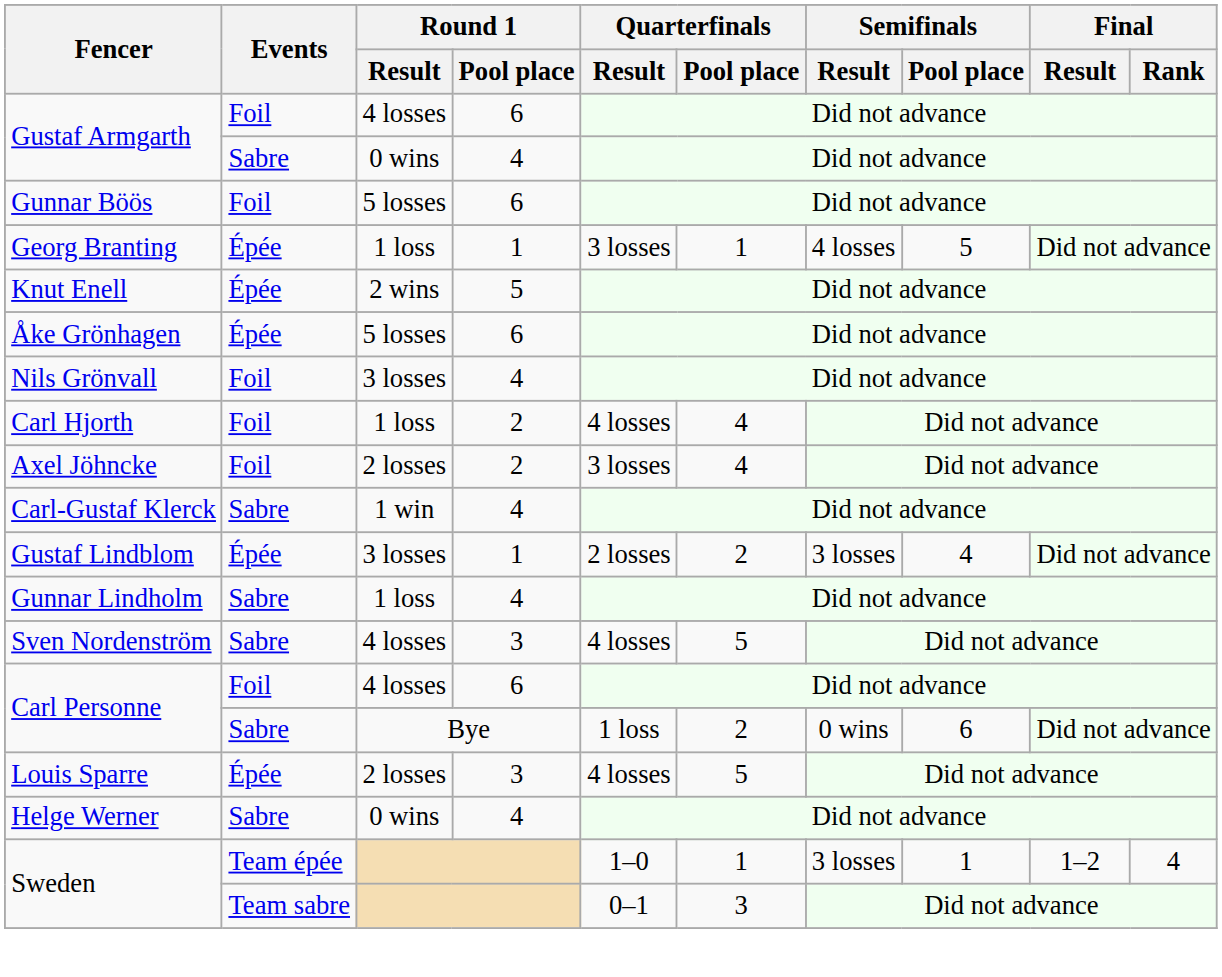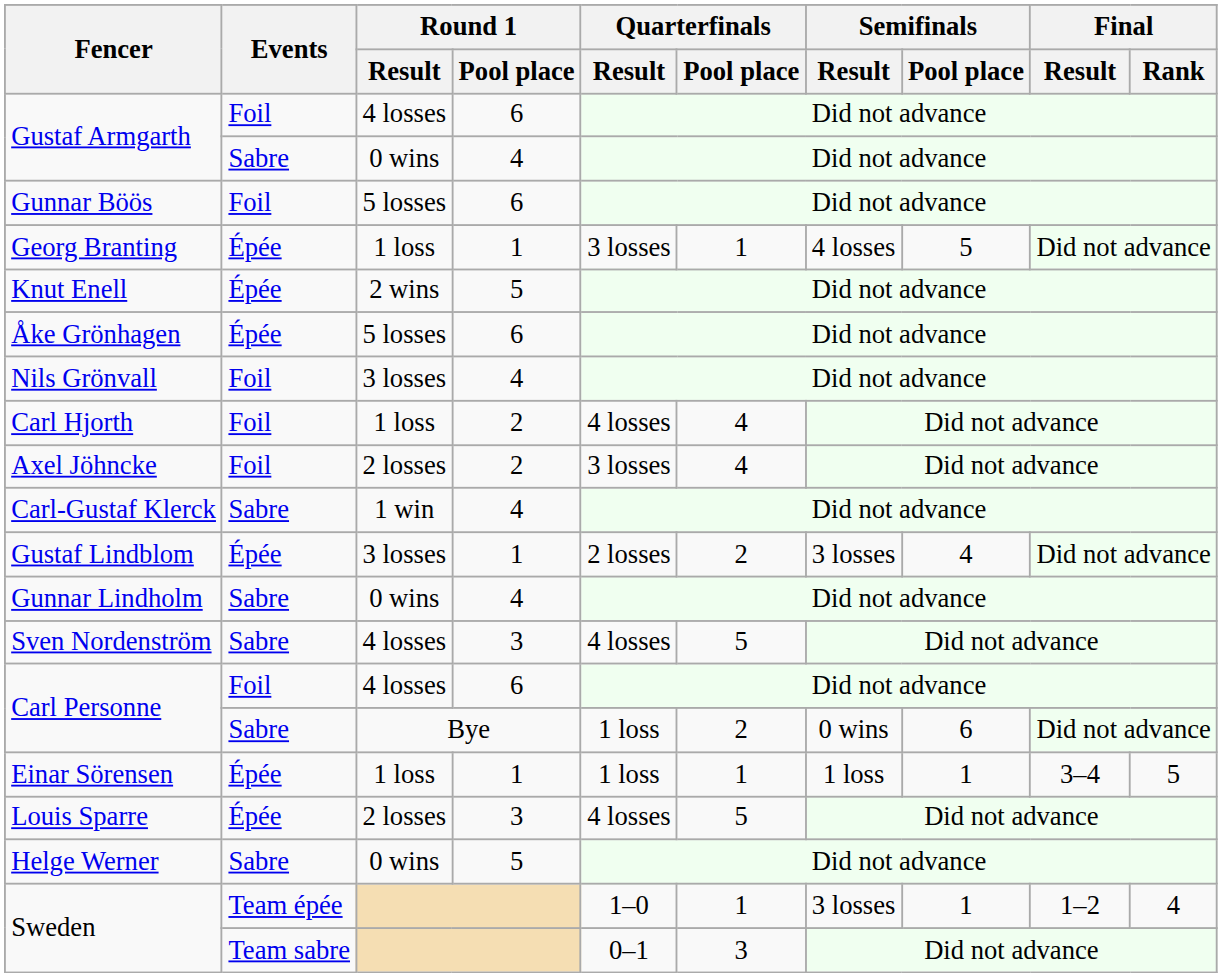(404, 598) 1 loss -> (404, 598) 0 wins
+ row: (92, 773)
(517, 817) 4 -> (517, 861) 5
